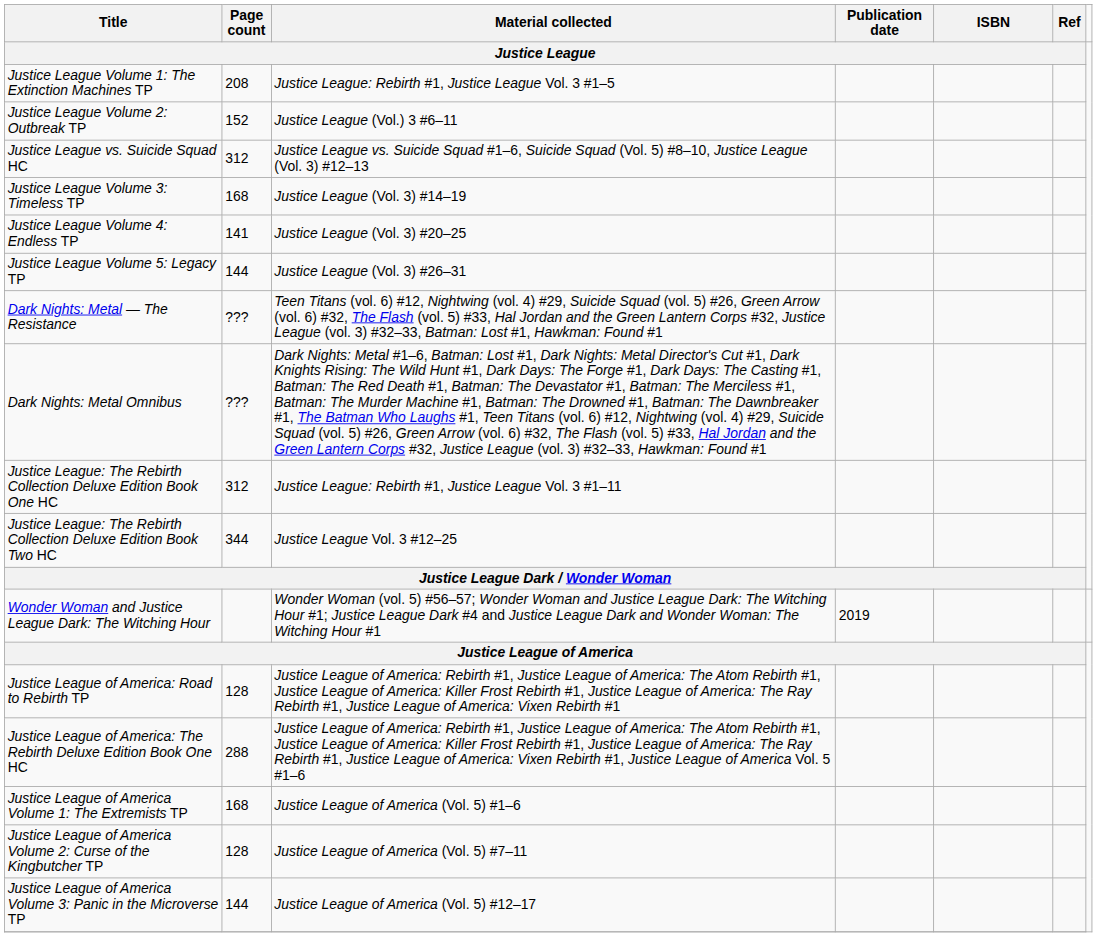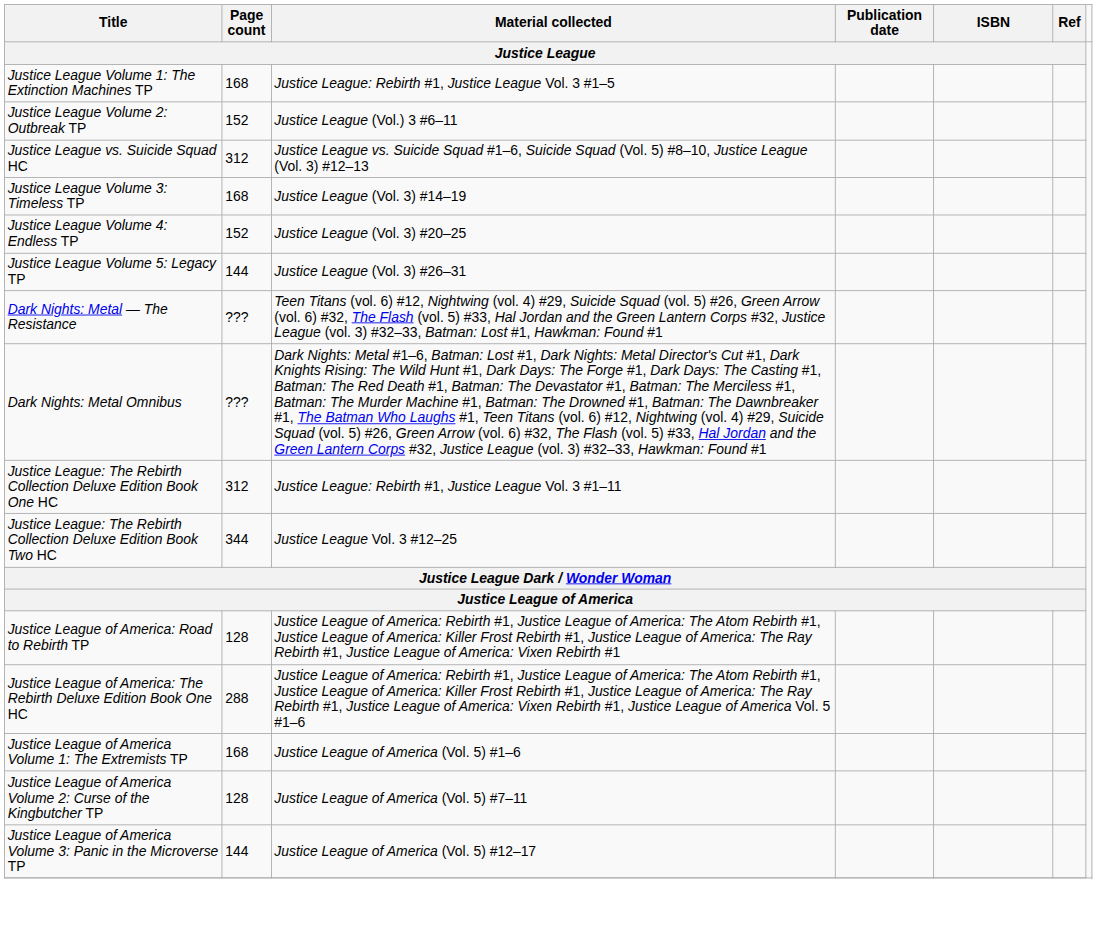(237, 83) 208 -> (237, 83) 168
(237, 234) 141 -> (237, 234) 152
- row: (109, 615)
